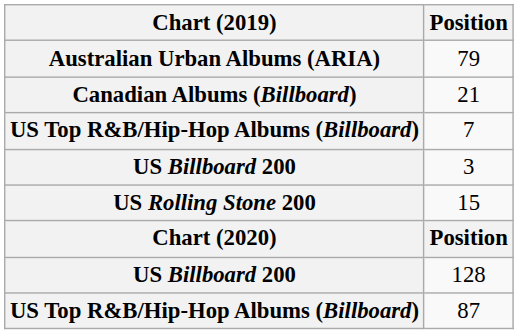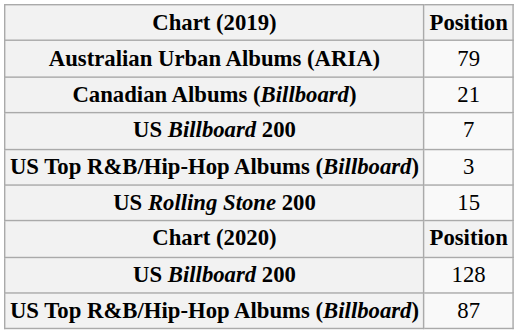(214, 130) US Top R&B/Hip-Hop Albums (Billboard) -> (214, 130) US Billboard 200
(214, 166) US Billboard 200 -> (214, 166) US Top R&B/Hip-Hop Albums (Billboard)
